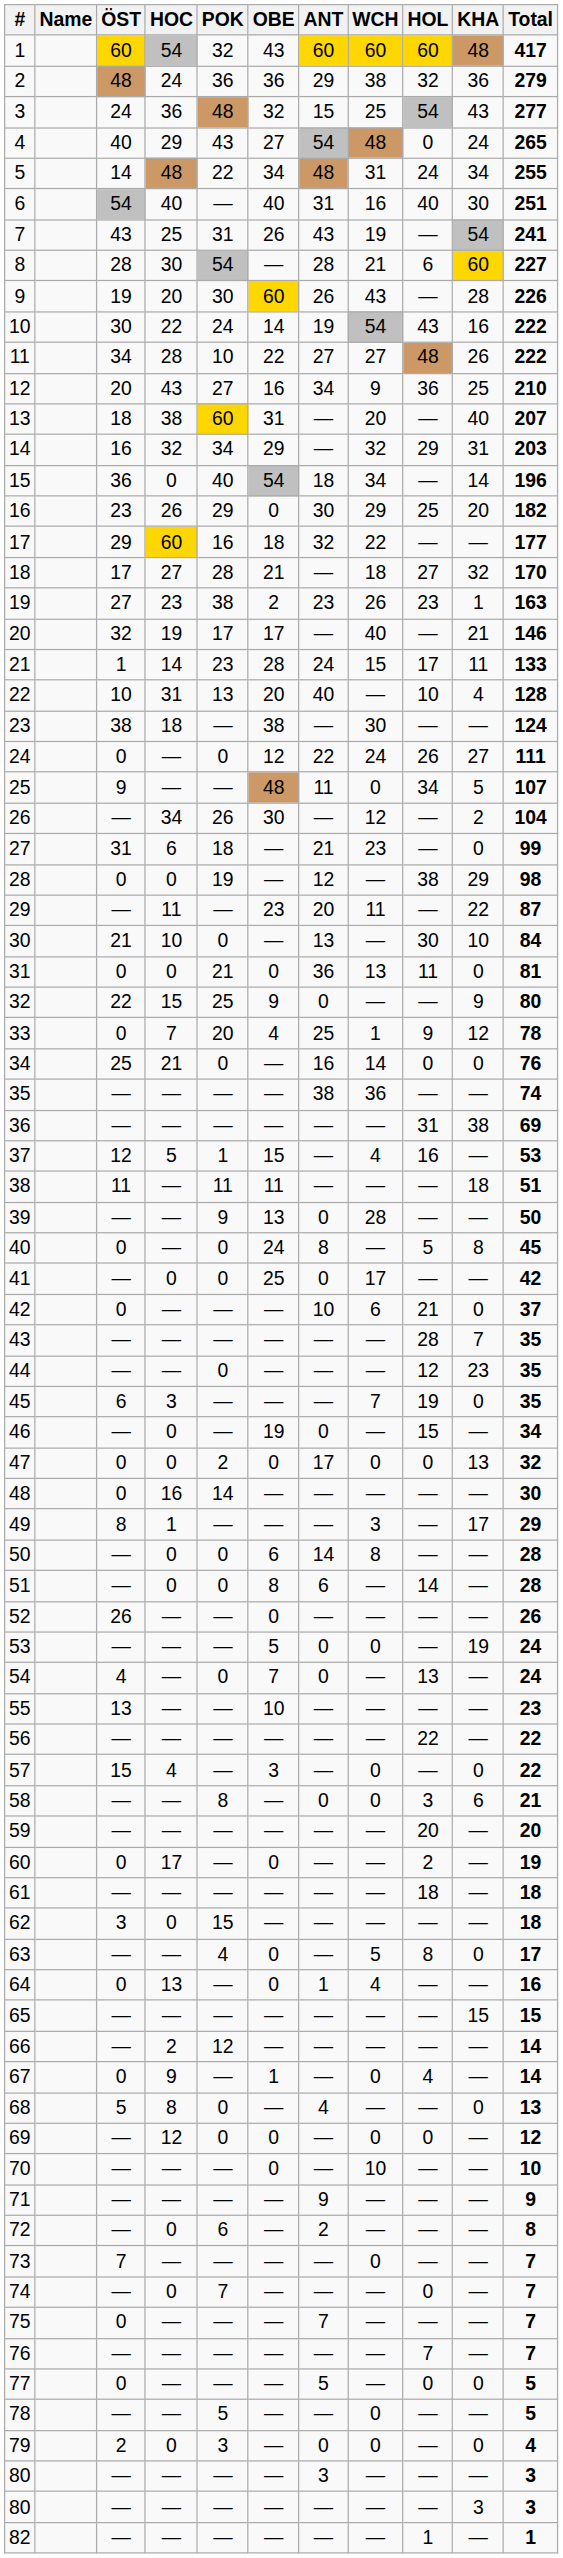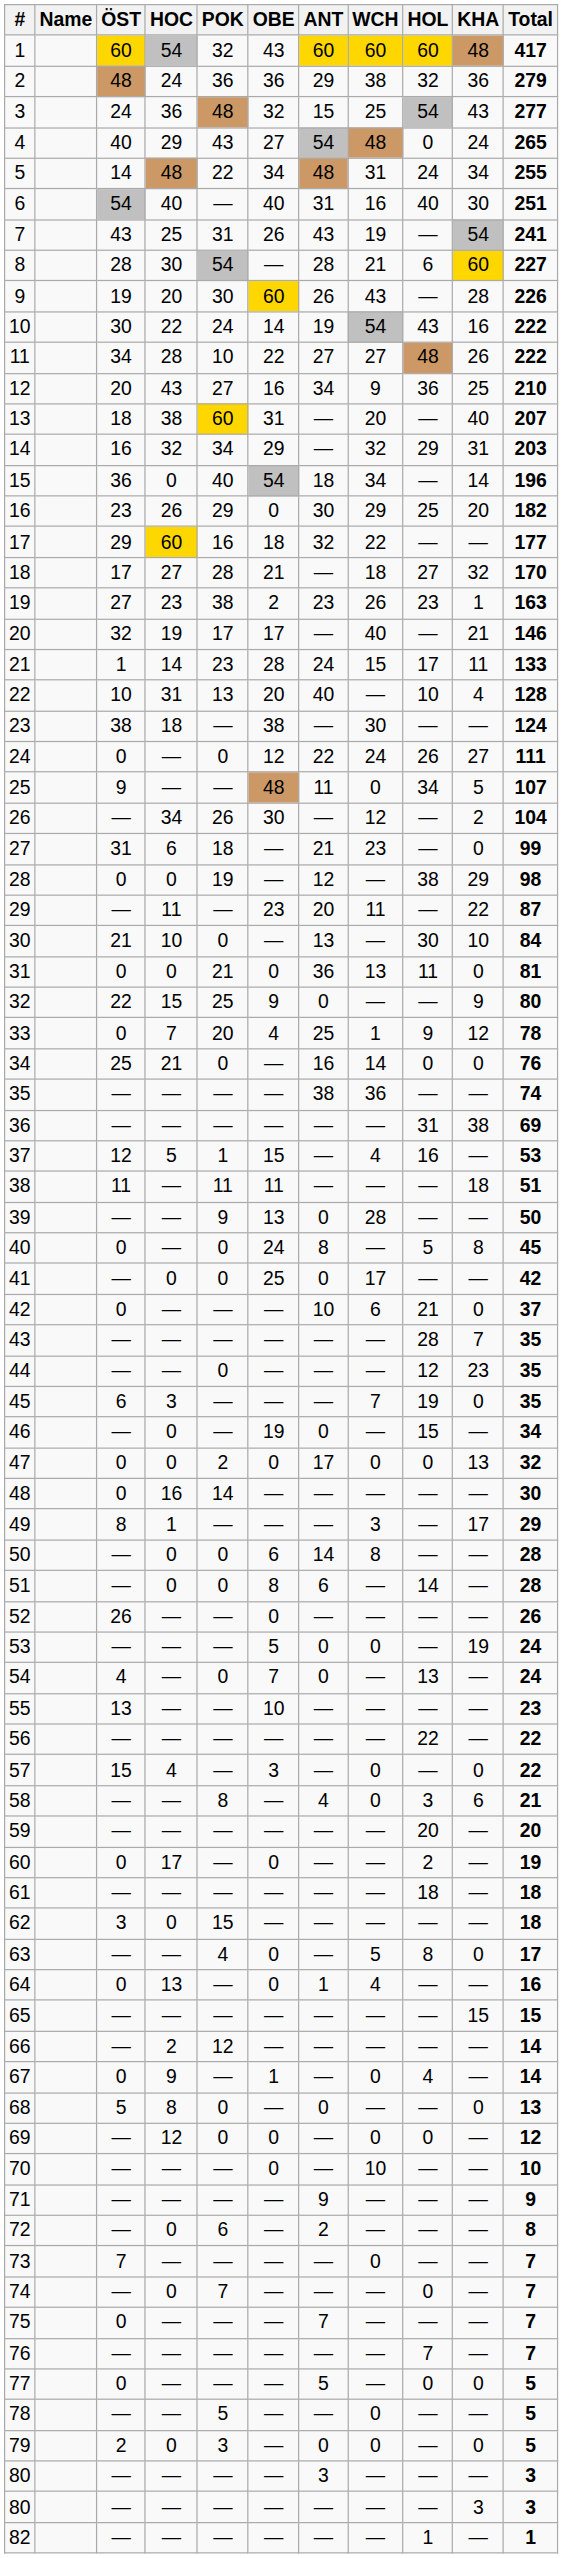(323, 1800) 0 -> (323, 1800) 4
(323, 2107) 4 -> (323, 2107) 0
(531, 2445) 4 -> (531, 2445) 5
